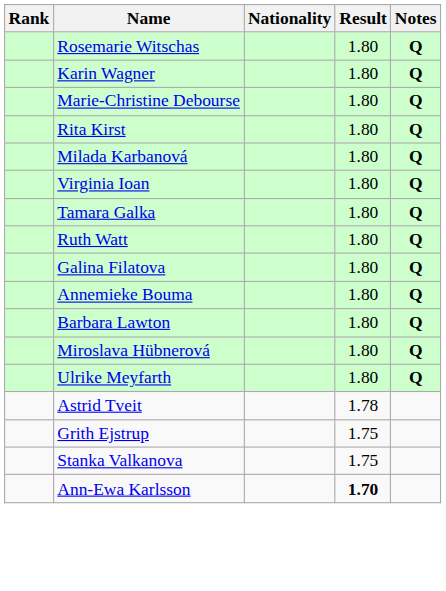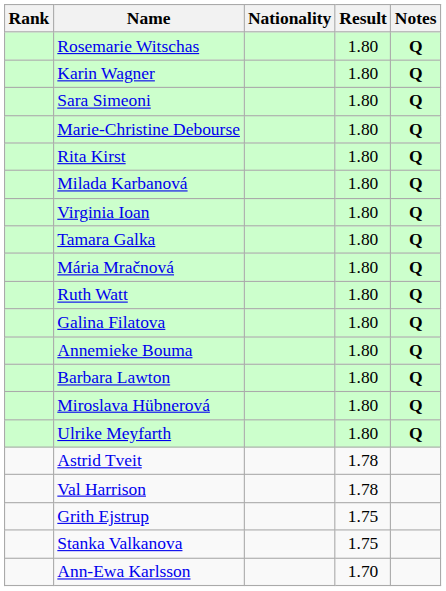+ row: (104, 101)
+ row: (116, 267)
+ row: (102, 488)
(363, 488) bold -> (363, 571) normal
